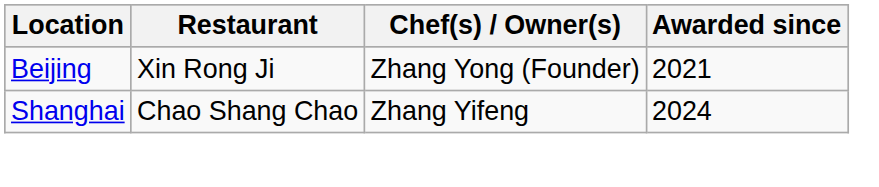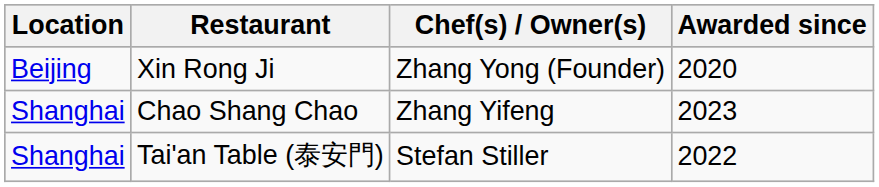(682, 68) 2021 -> (707, 68) 2020
(682, 111) 2024 -> (707, 111) 2023
+ row: (260, 155)
